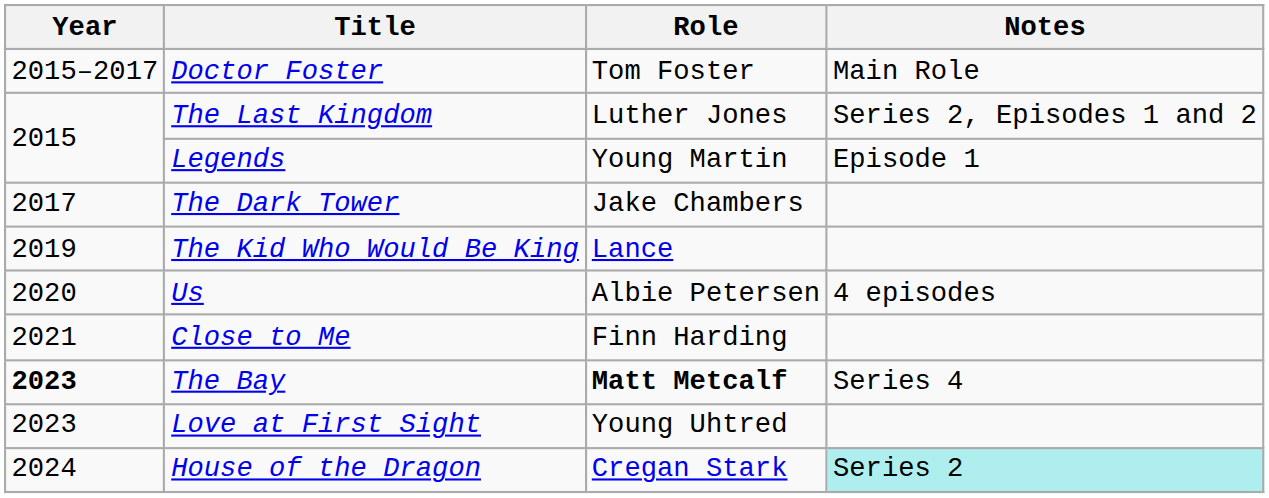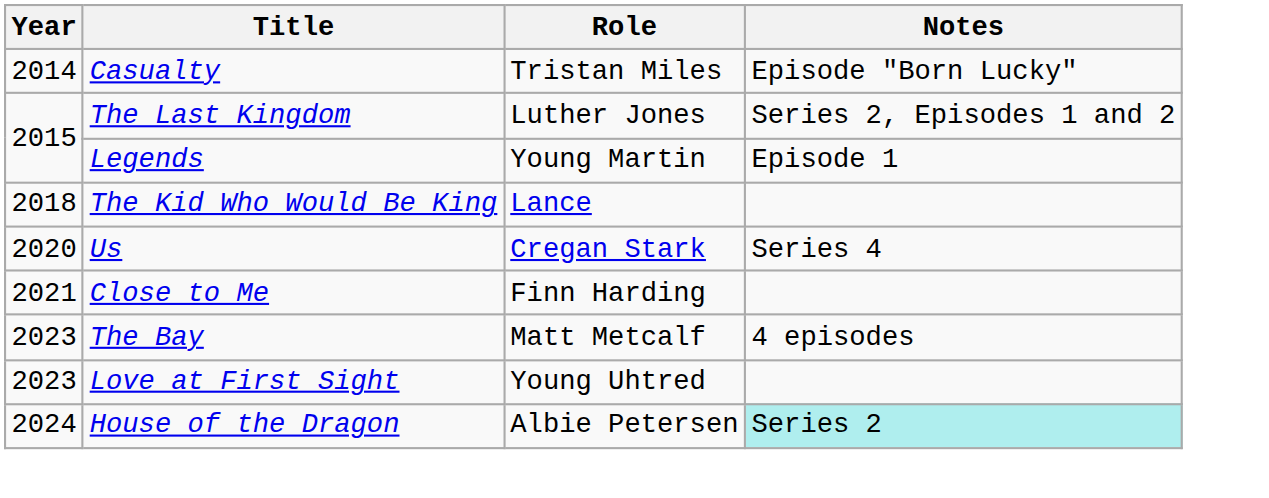+ row: (155, 71)
- row: (277, 71)
- row: (285, 204)
(44, 249) 2019 -> (44, 204) 2018
(706, 293) Albie Petersen -> (608, 249) Cregan Stark
(915, 293) 4 episodes -> (817, 249) Series 4
(44, 381) bold -> (44, 337) normal
(690, 381) bold -> (608, 337) normal
(898, 381) Series 4 -> (833, 337) 4 episodes
(690, 470) Cregan Stark -> (624, 426) Albie Petersen
